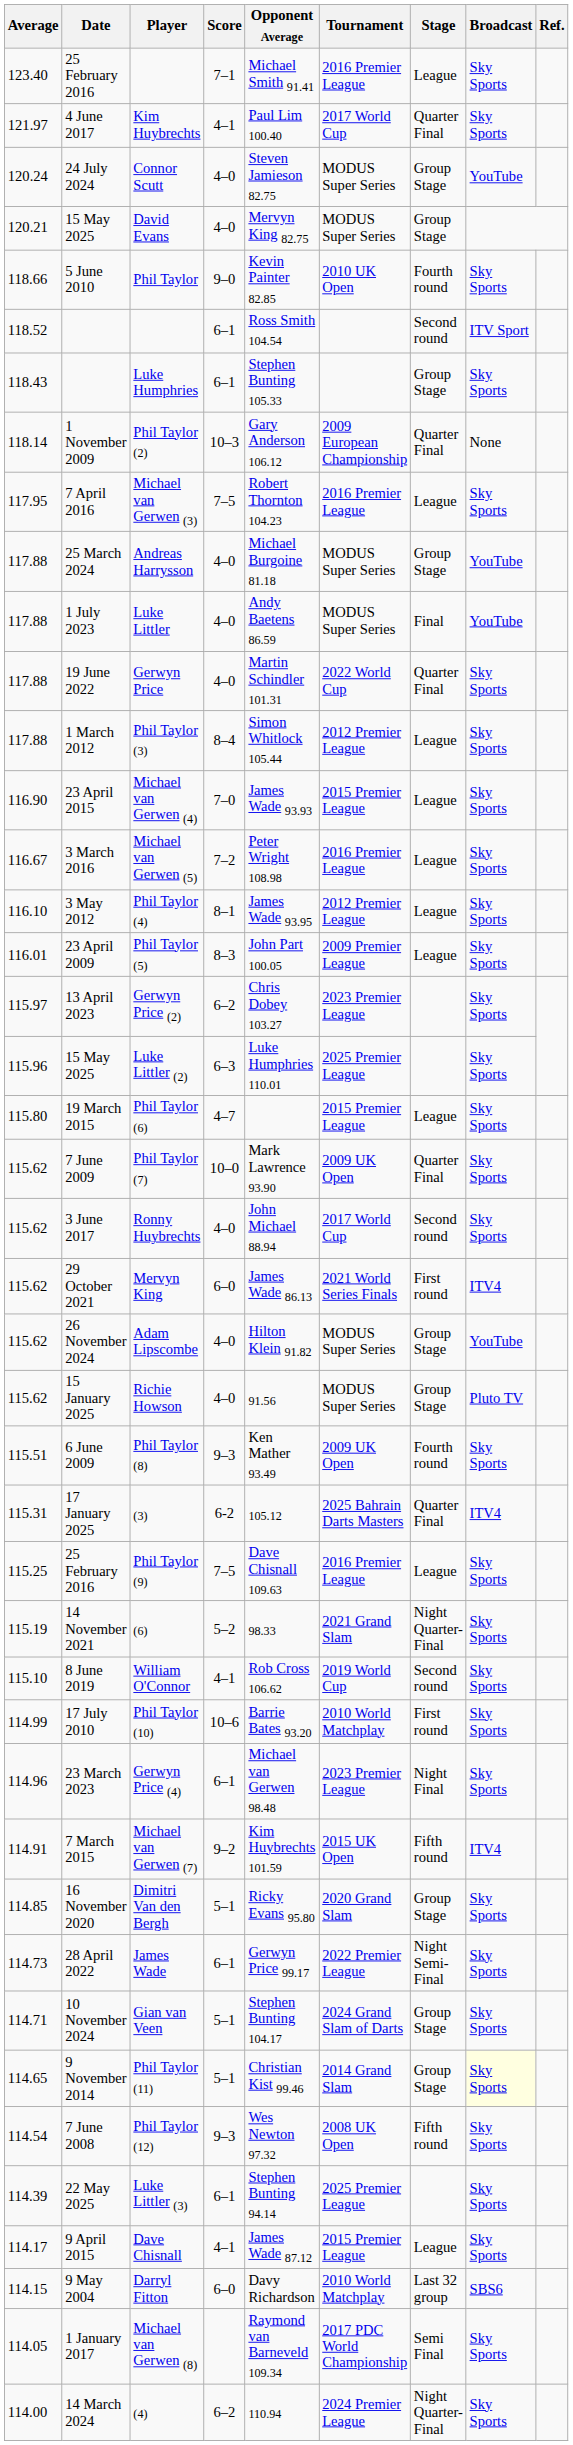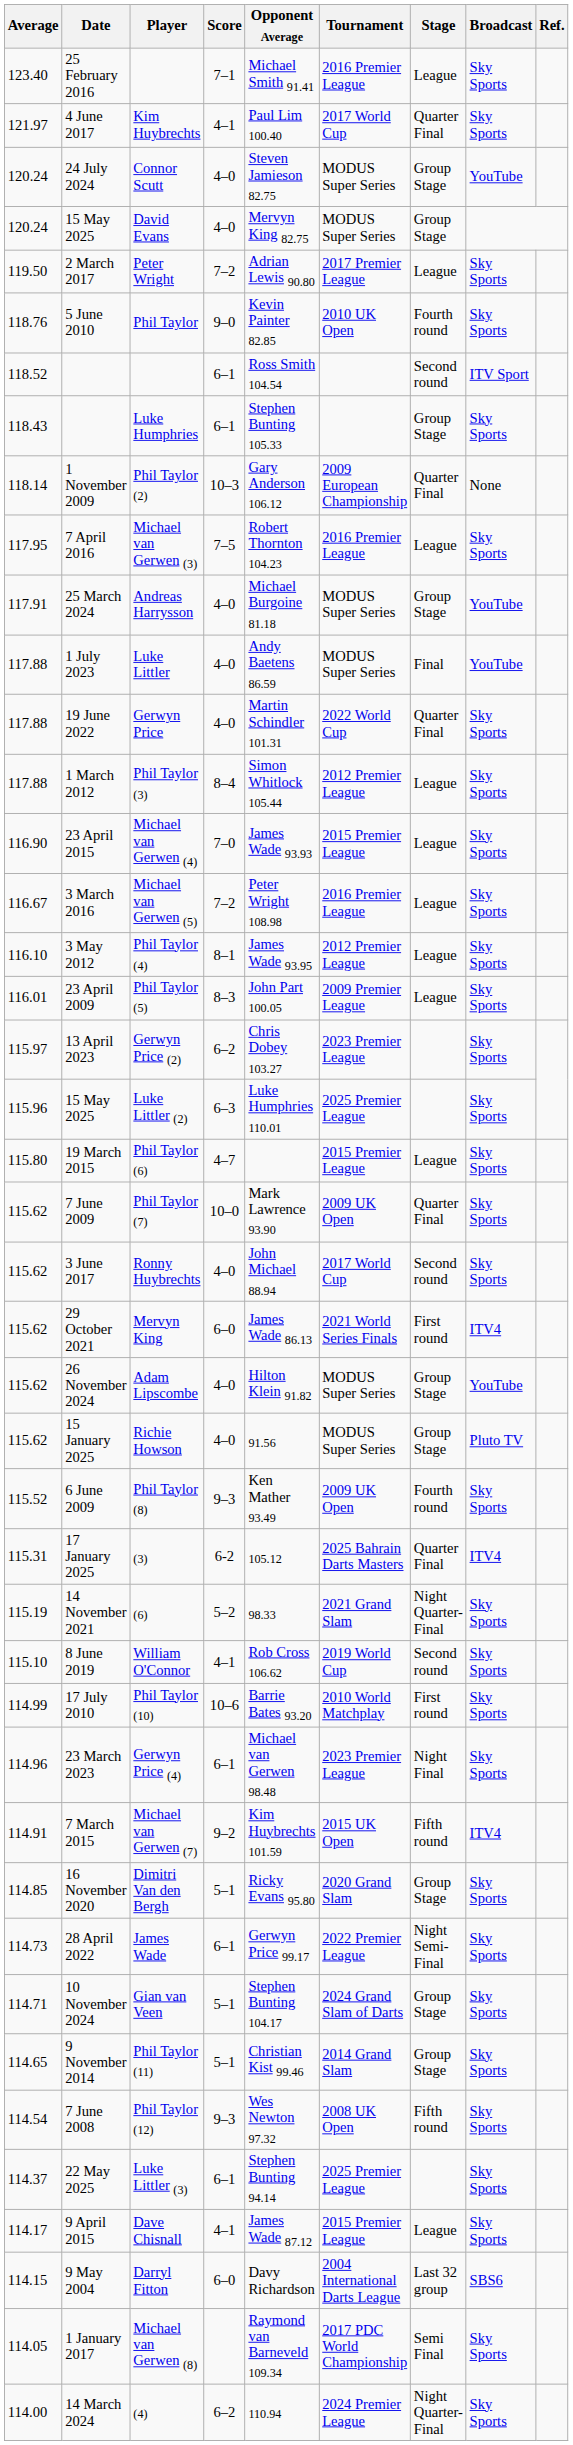(28, 228) 120.21 -> (28, 228) 120.24
+ row: (90, 271)
(28, 279) 118.66 -> (28, 322) 118.76
(28, 561) 117.88 -> (28, 604) 117.91
(28, 1455) 115.51 -> (28, 1498) 115.52
- row: (91, 1571)
(488, 2078) lightyellow background -> (488, 2062) no background
(28, 2195) 114.39 -> (28, 2179) 114.37
(356, 2288) 2010 World Matchplay -> (361, 2280) 2004 International Darts League
